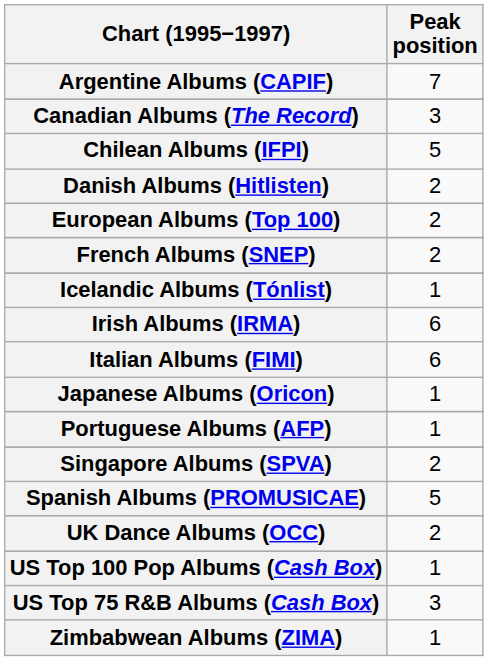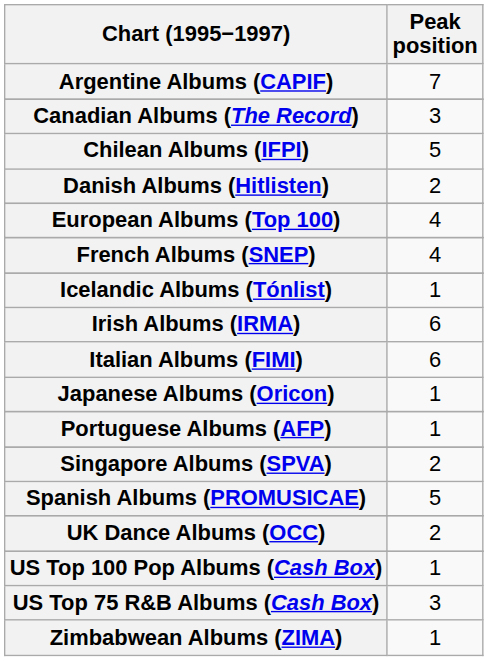(435, 220) 2 -> (435, 220) 4
(435, 255) 2 -> (435, 255) 4
